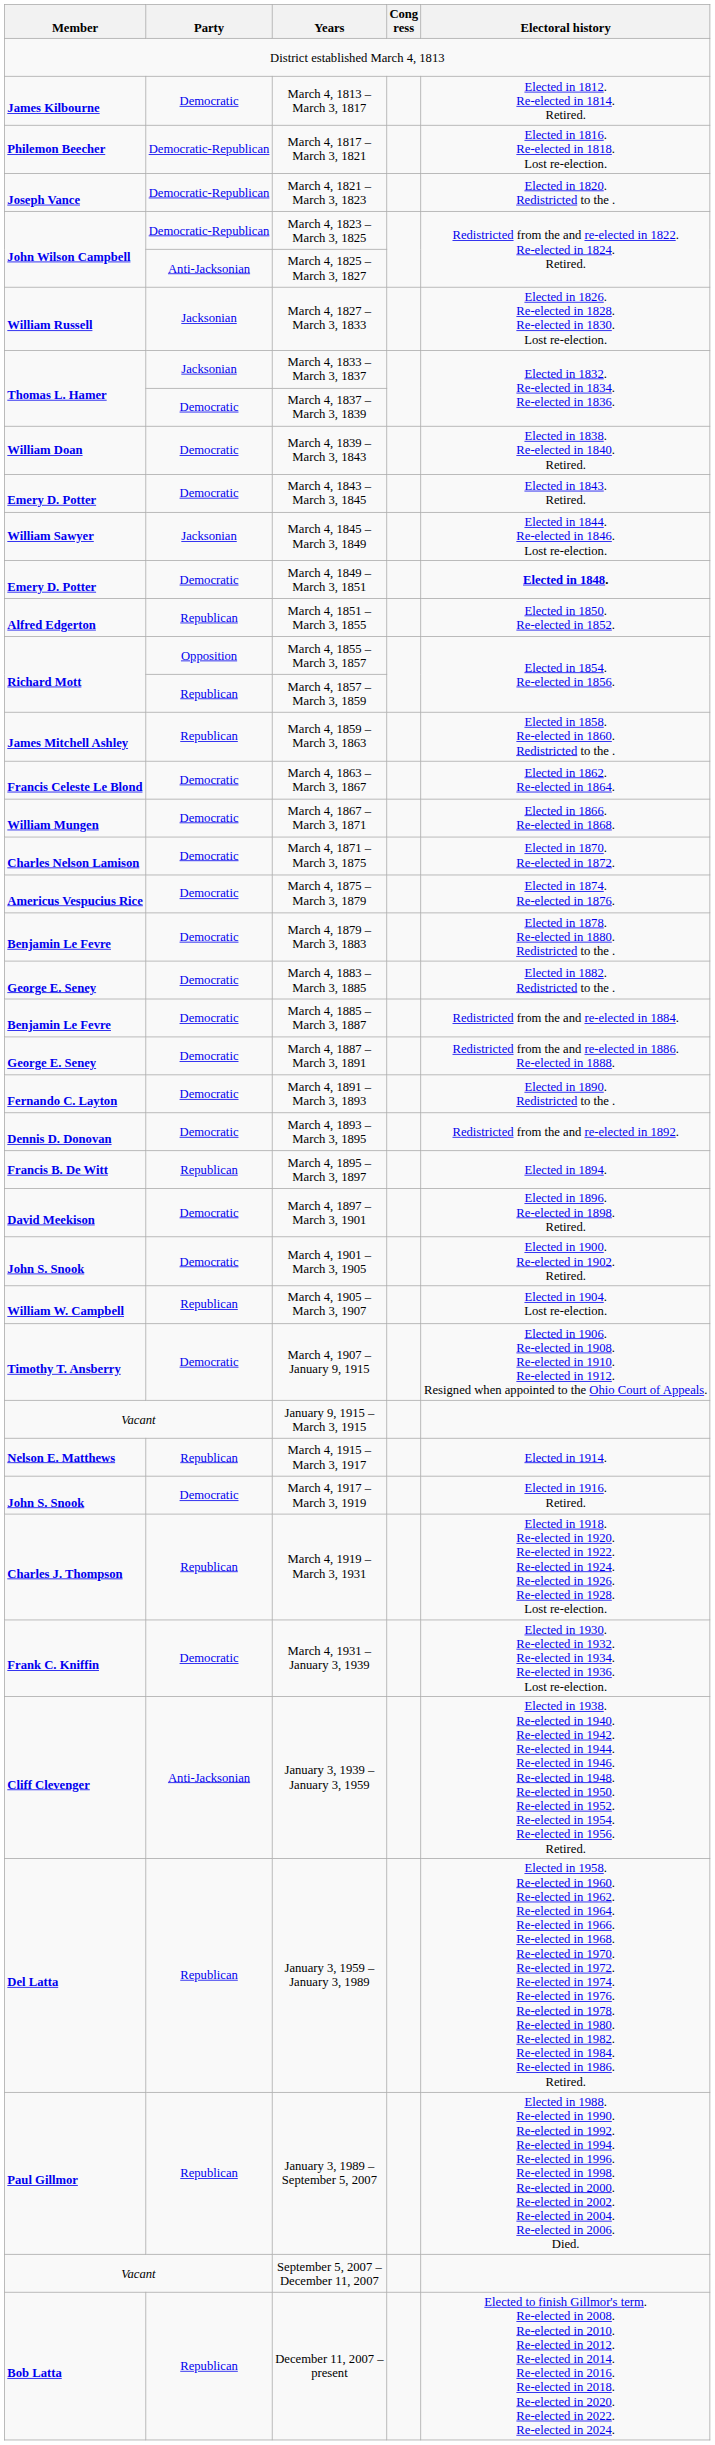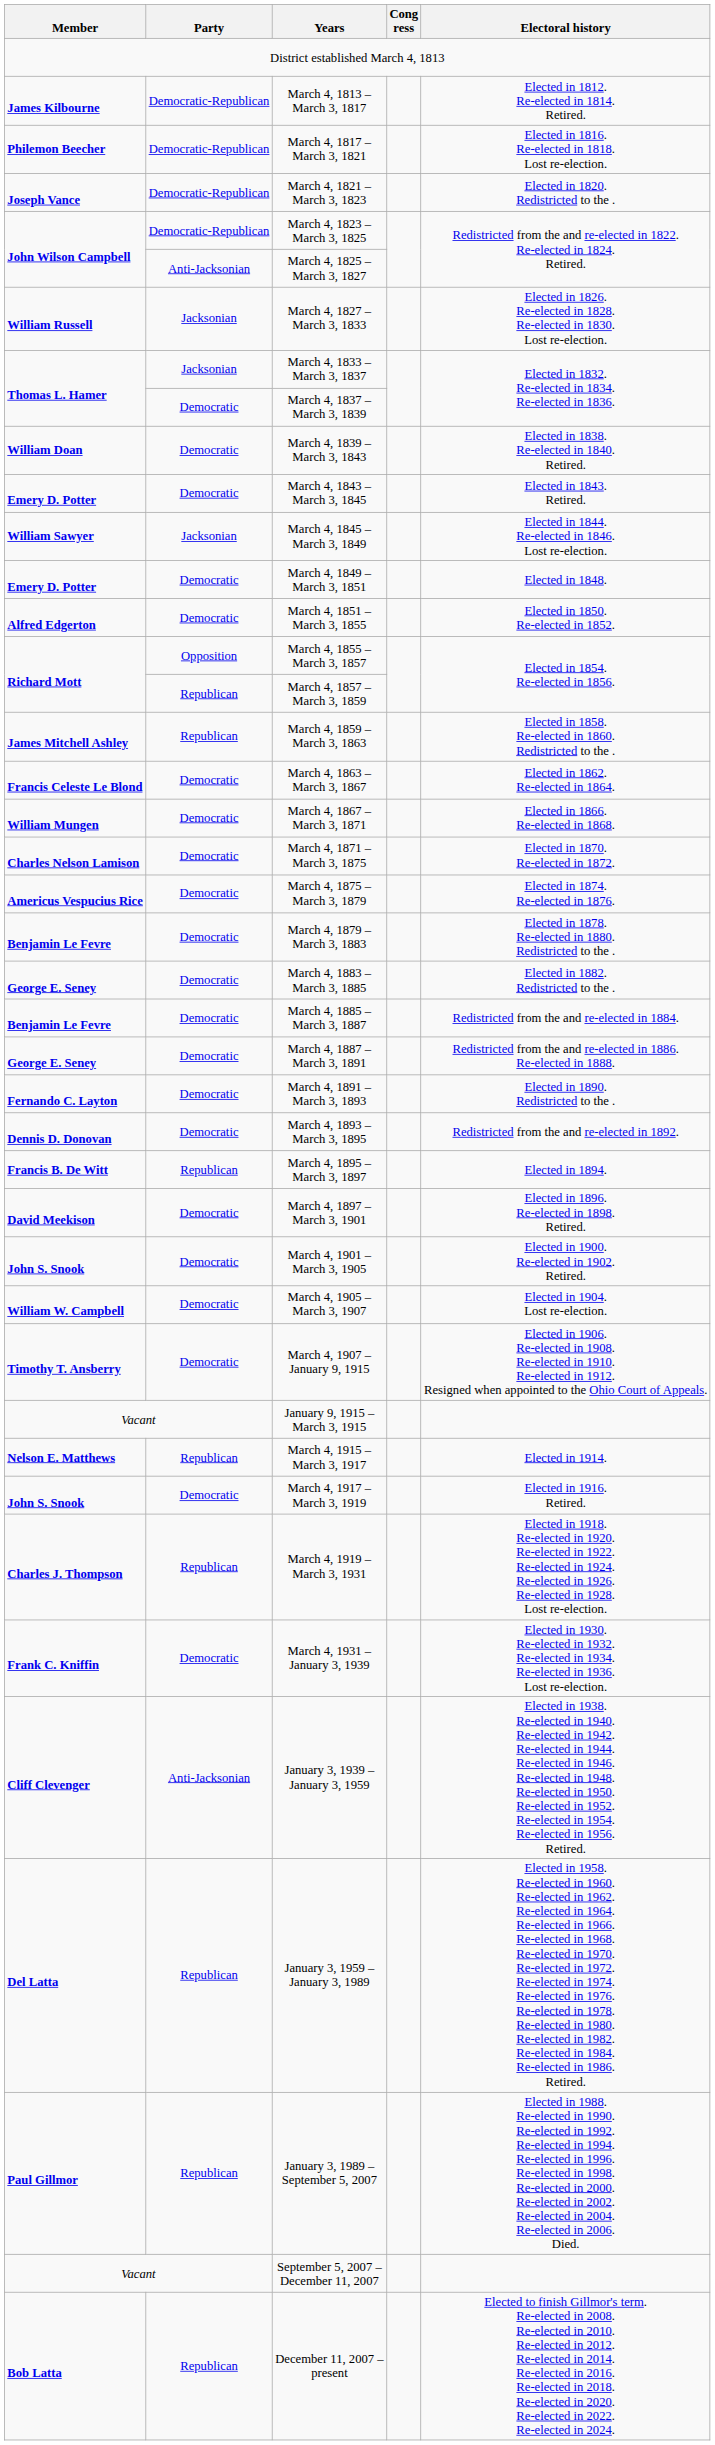(209, 100) Democratic -> (209, 100) Democratic-Republican
(566, 579) bold -> (566, 579) normal
(209, 617) Republican -> (209, 617) Democratic
(209, 1304) Republican -> (209, 1304) Democratic
